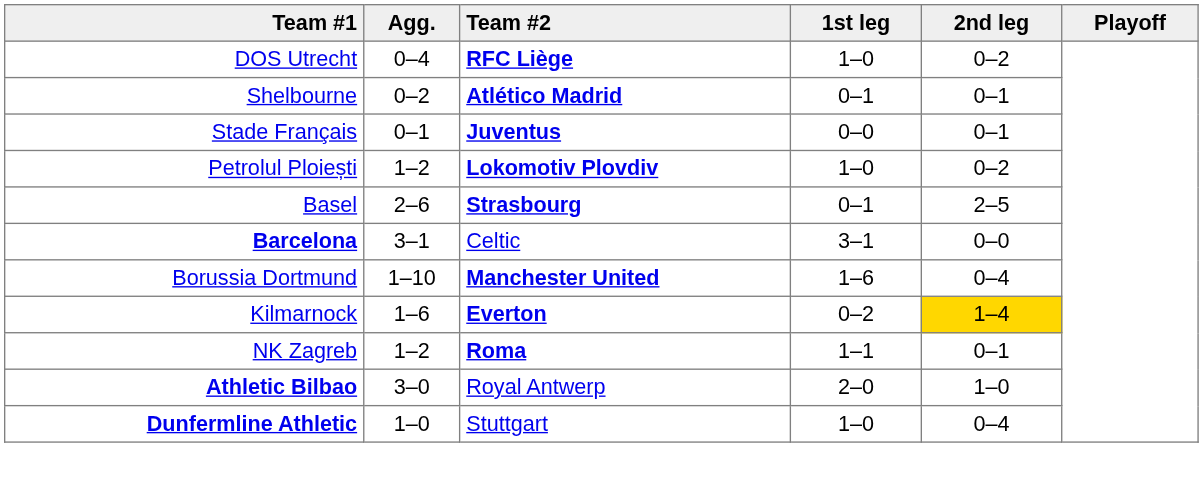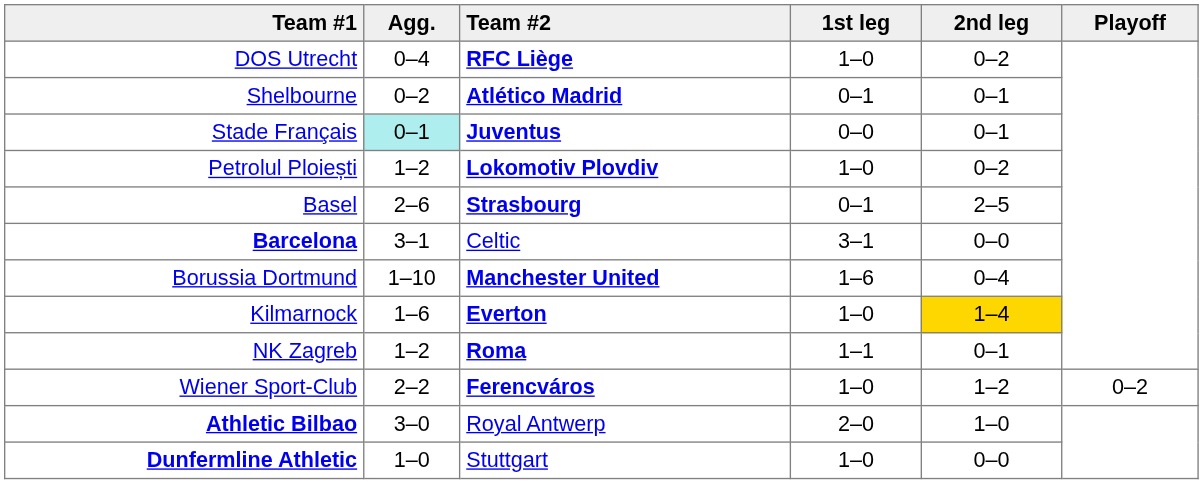(412, 132) no background -> (412, 132) paleturquoise background
(856, 314) 0–2 -> (856, 314) 1–0
+ row: (268, 387)
(991, 423) 0–4 -> (991, 460) 0–0
